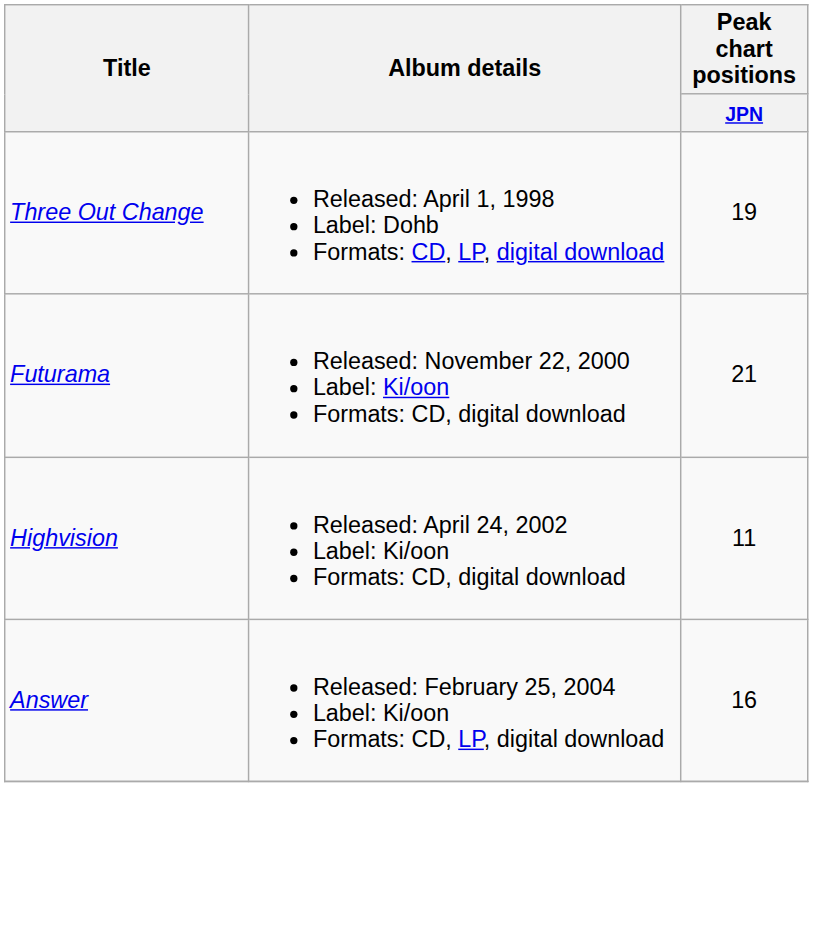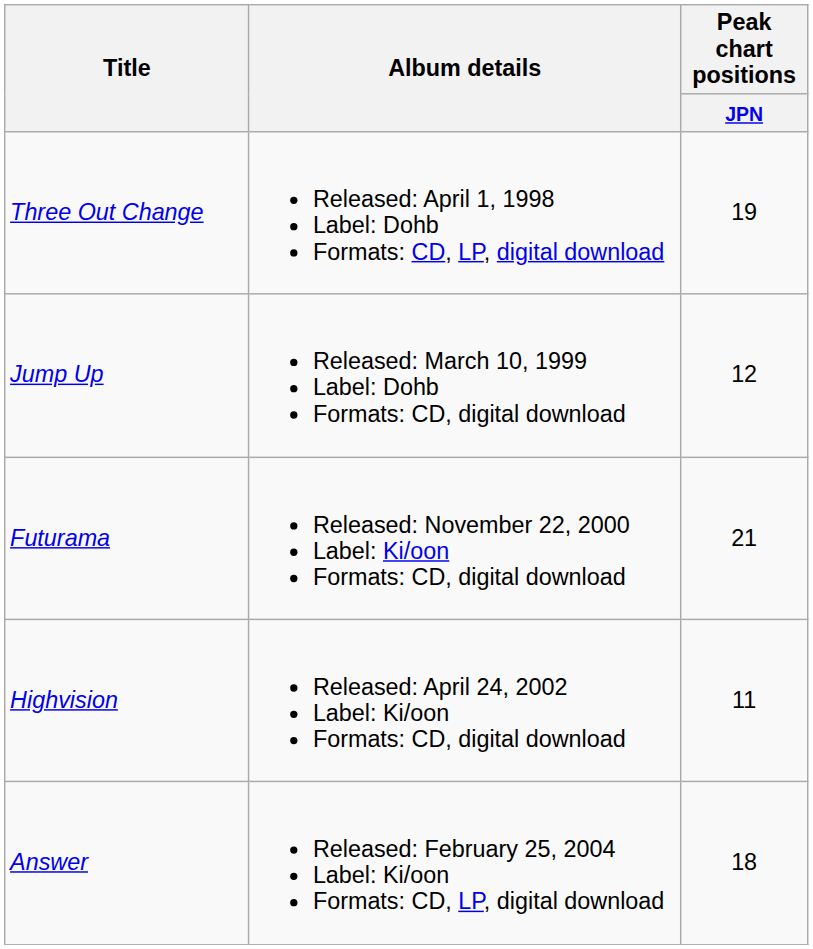+ row: (57, 375)
(744, 700) 16 -> (744, 862) 18
